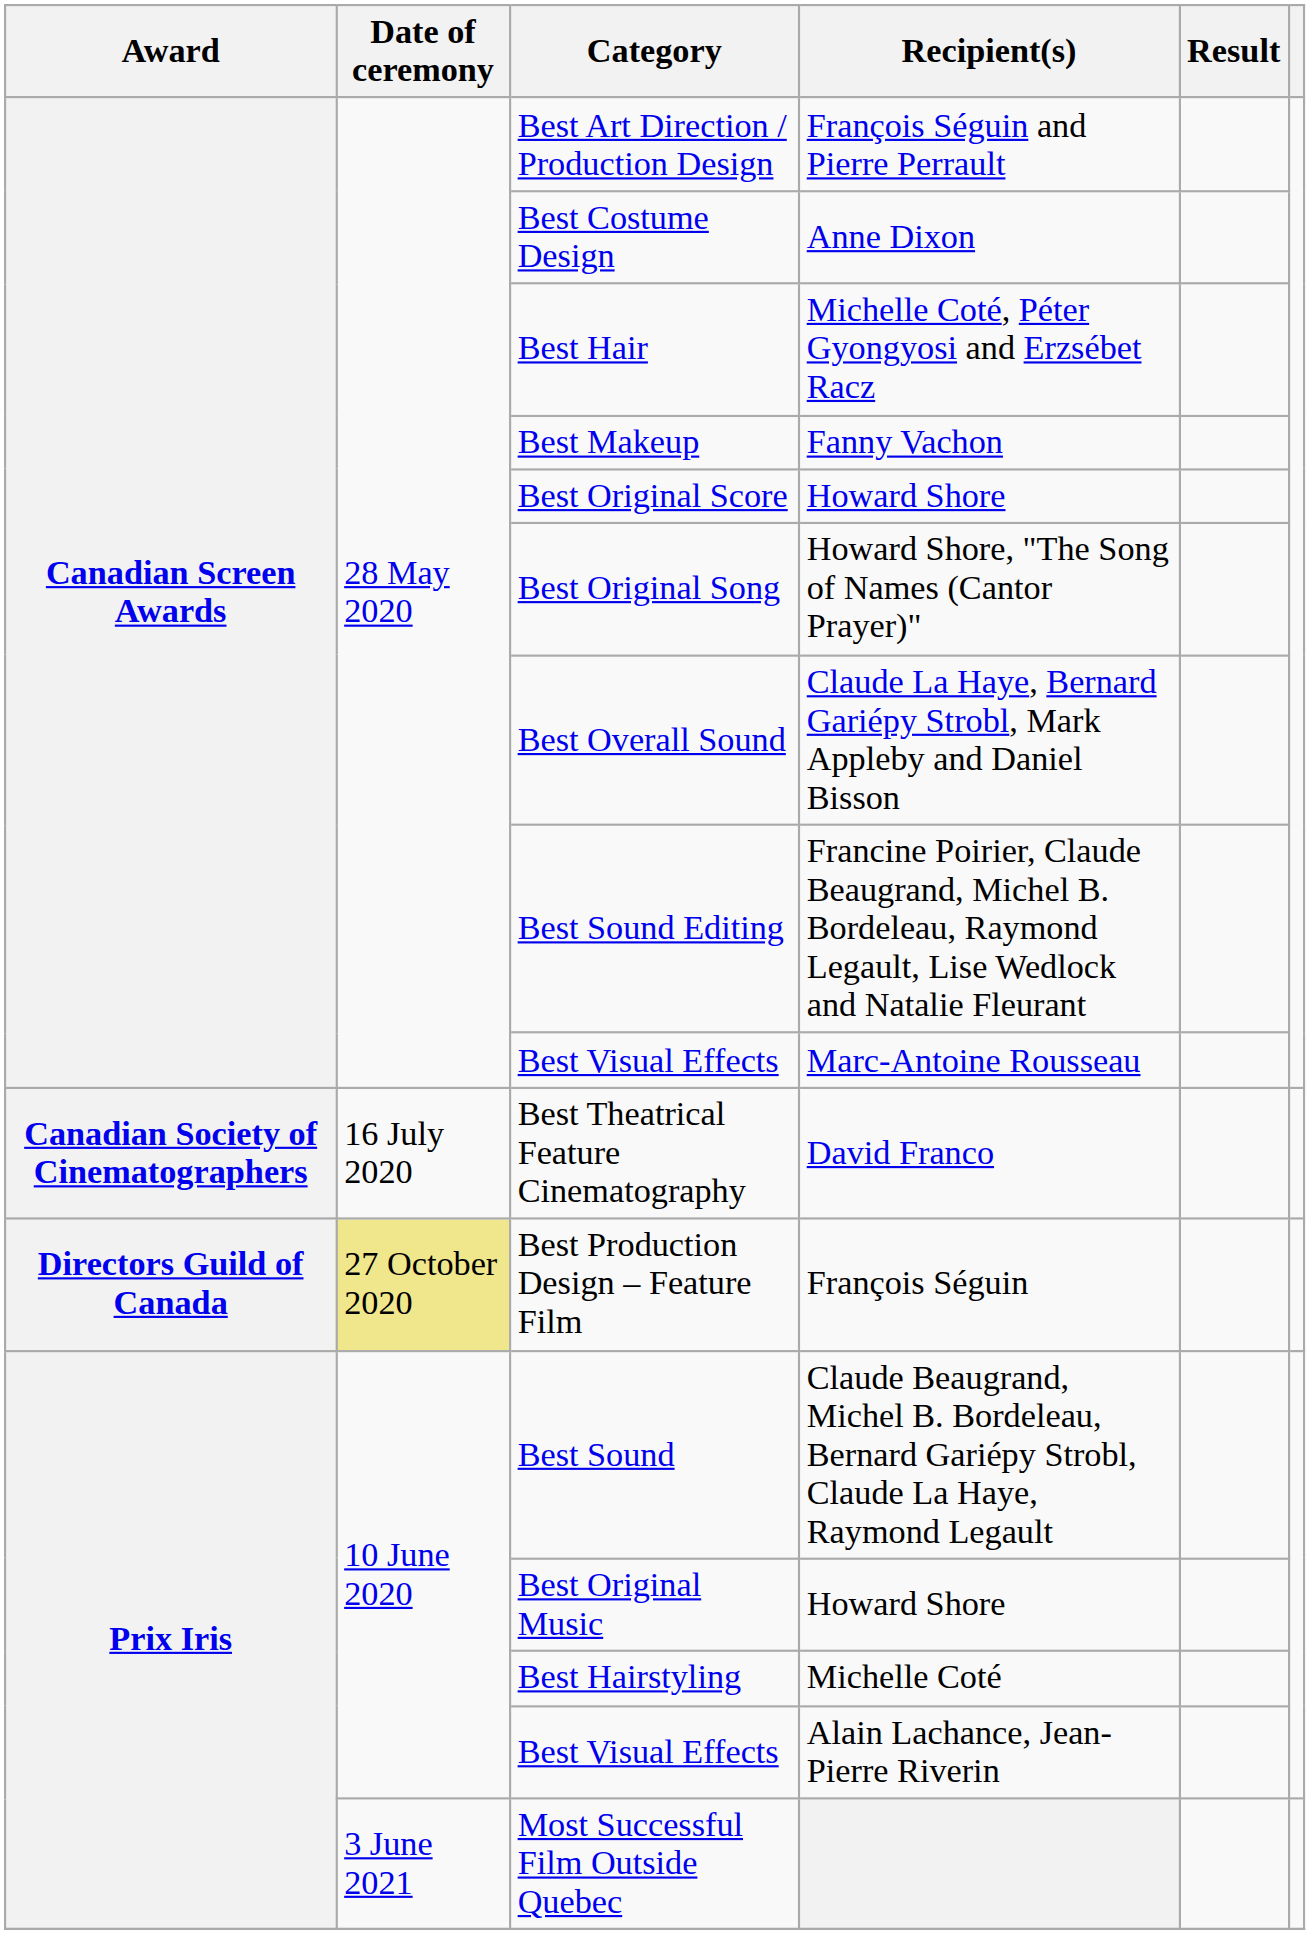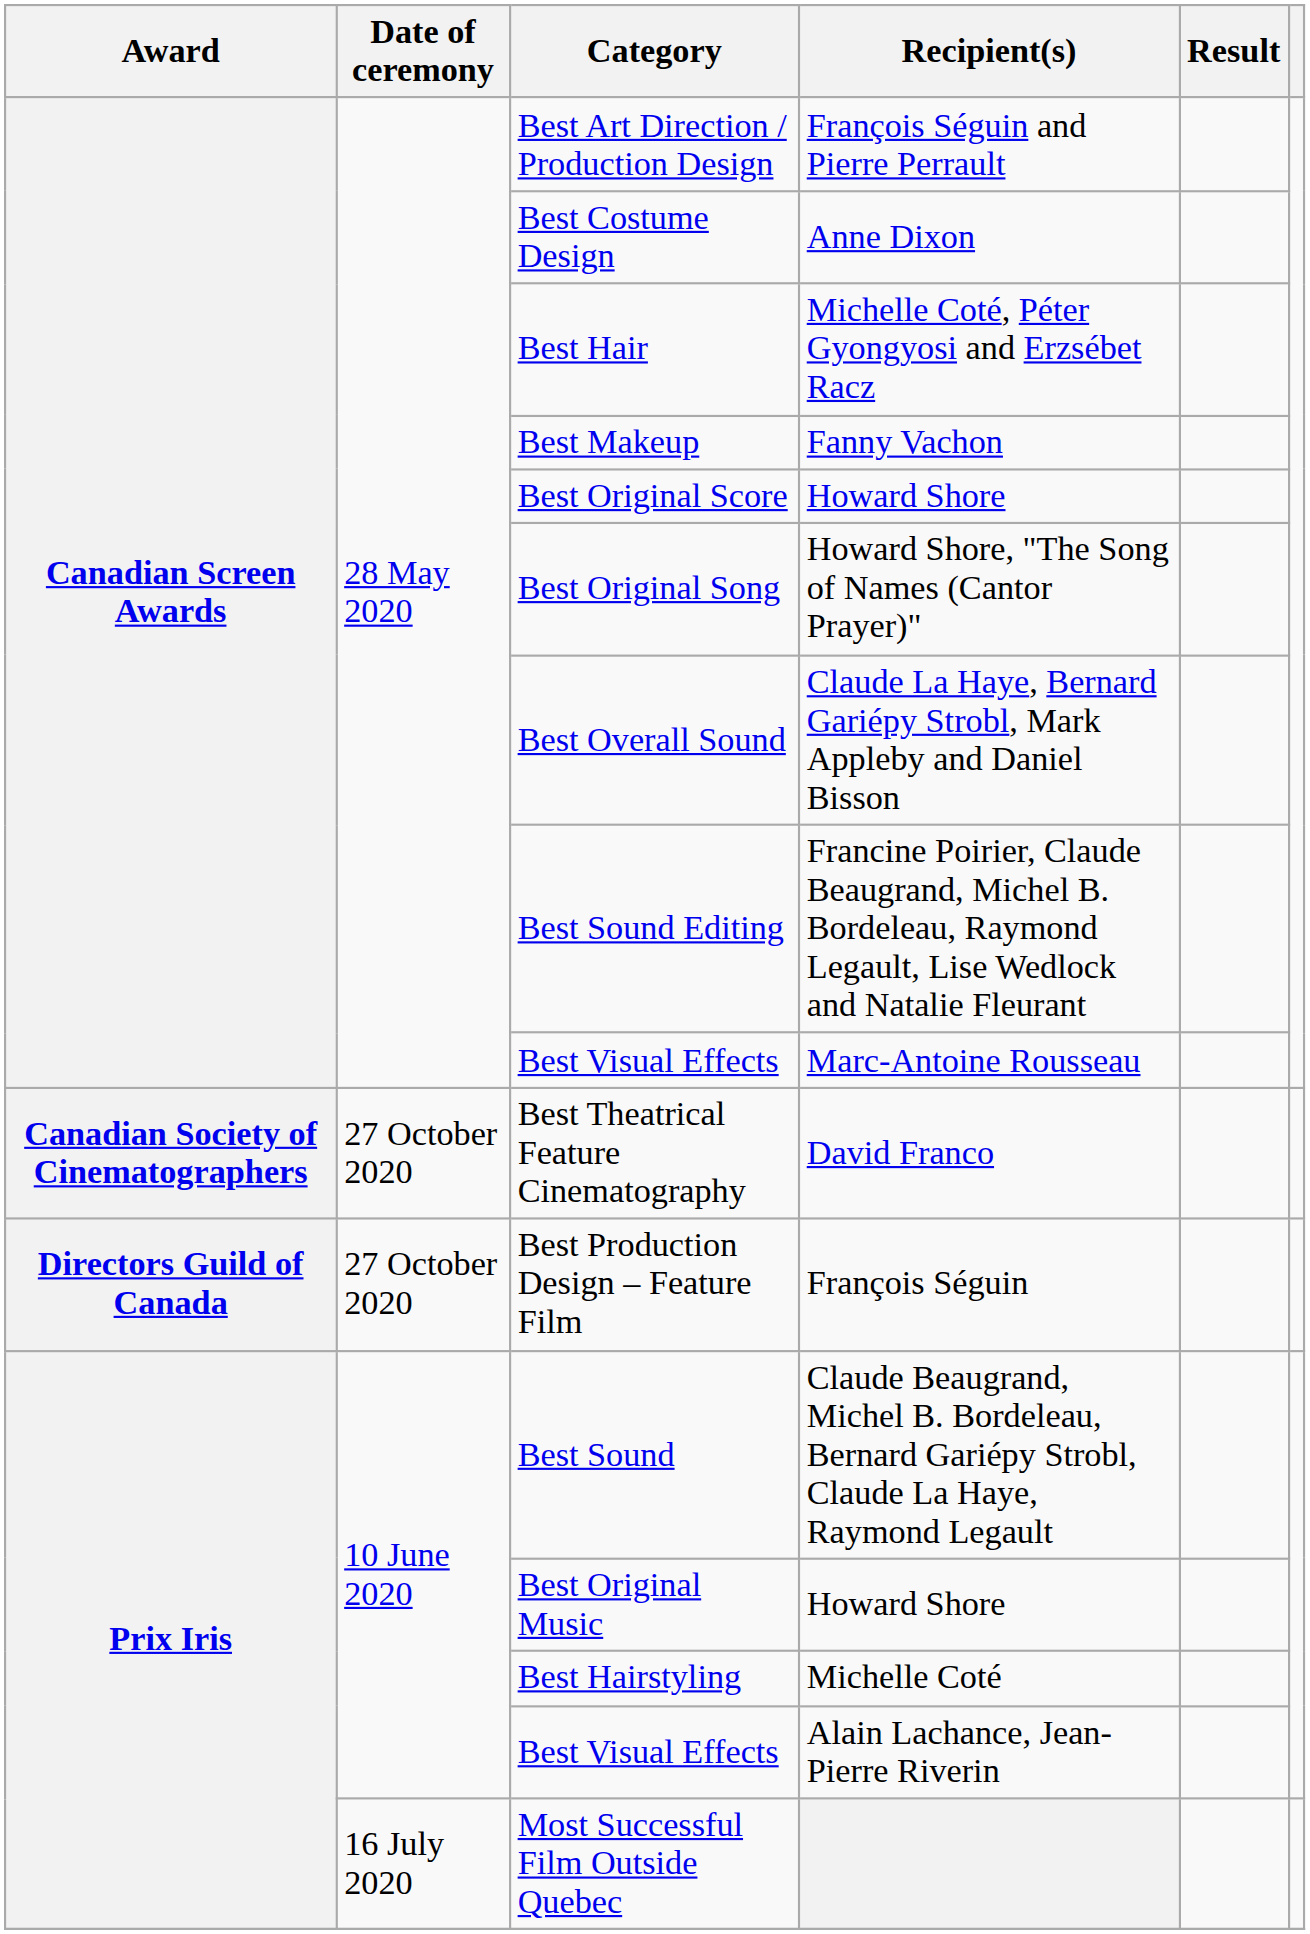(394, 1152) 16 July 2020 -> (421, 1152) 27 October 2020
(421, 1283) khaki background -> (421, 1283) no background
(388, 1863) 3 June 2021 -> (394, 1863) 16 July 2020
